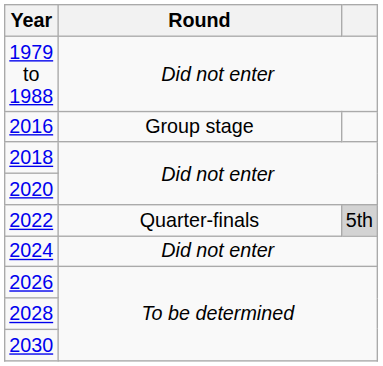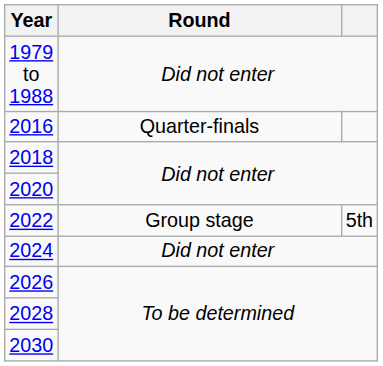(199, 127) Group stage -> (199, 127) Quarter-finals
(199, 220) Quarter-finals -> (199, 220) Group stage
(359, 220) lightgrey background -> (359, 220) no background
